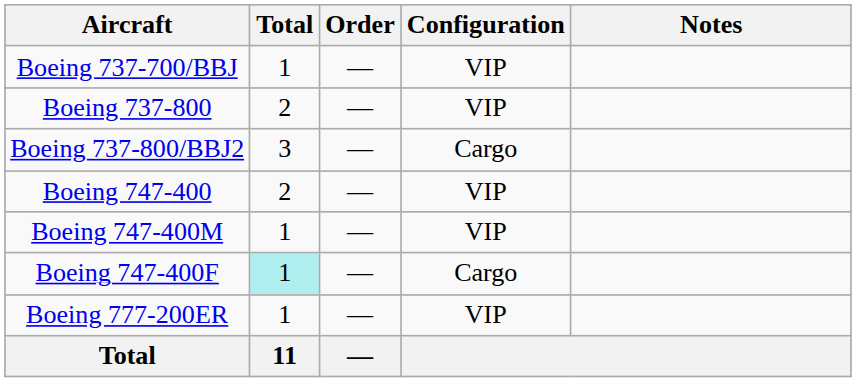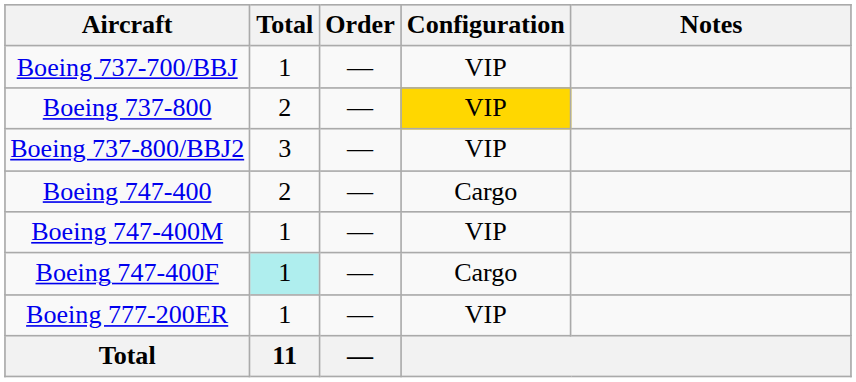(486, 107) no background -> (486, 107) gold background
(486, 149) Cargo -> (486, 149) VIP
(486, 190) VIP -> (486, 190) Cargo
